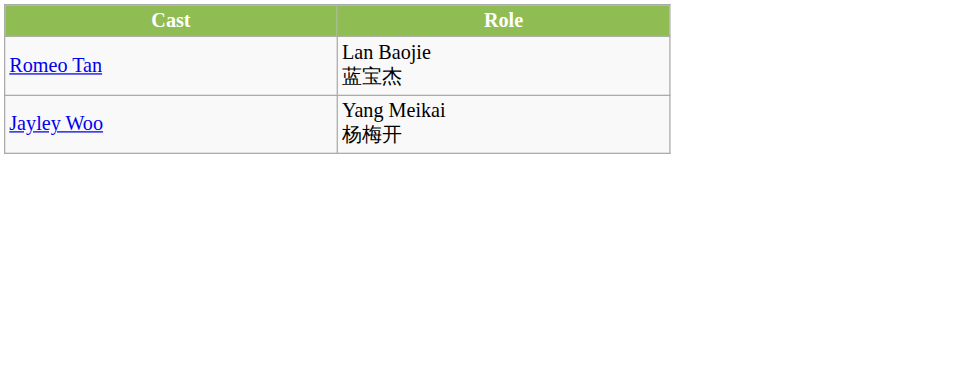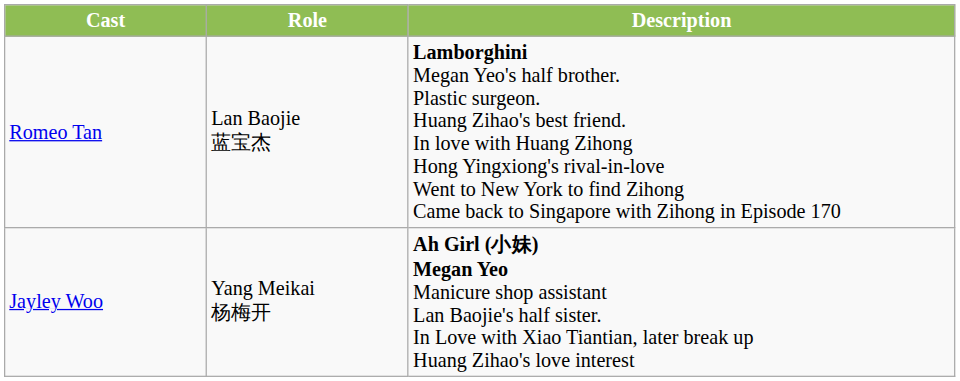+ column: (682, 20)
